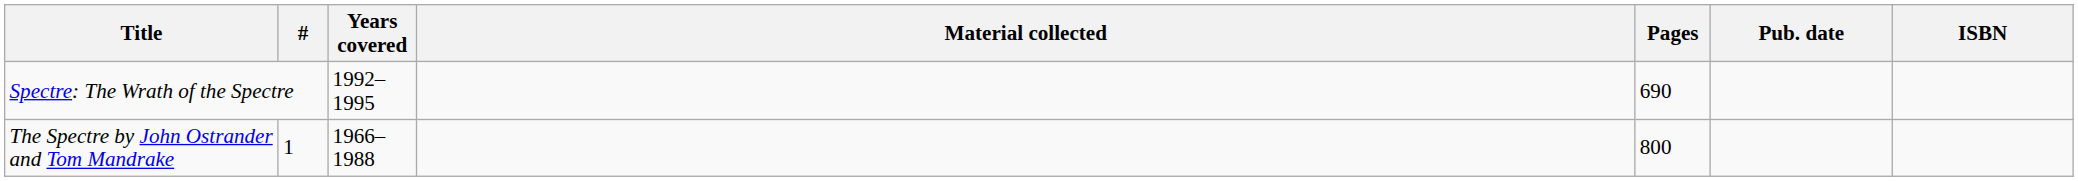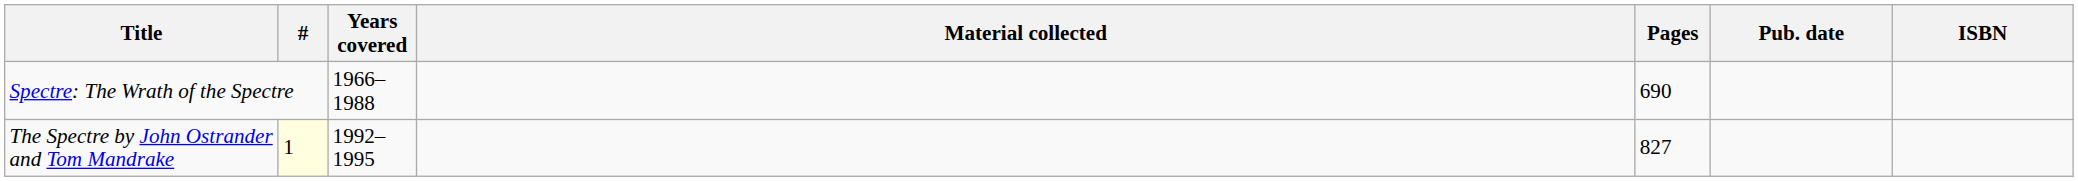(359, 90) 1992–1995 -> (359, 90) 1966–1988
(289, 147) no background -> (289, 147) lightyellow background
(359, 147) 1966–1988 -> (359, 147) 1992–1995
(1656, 147) 800 -> (1656, 147) 827
